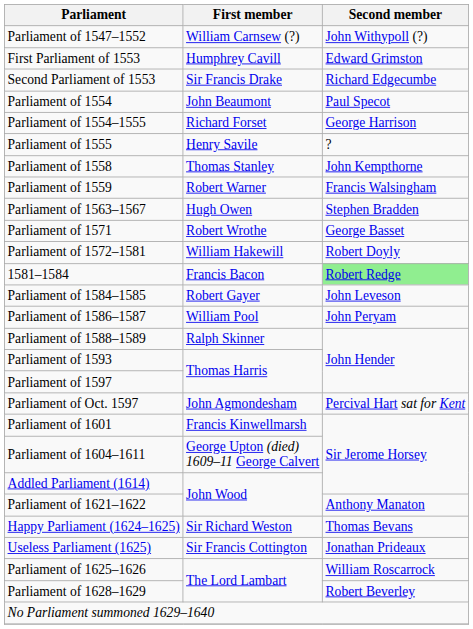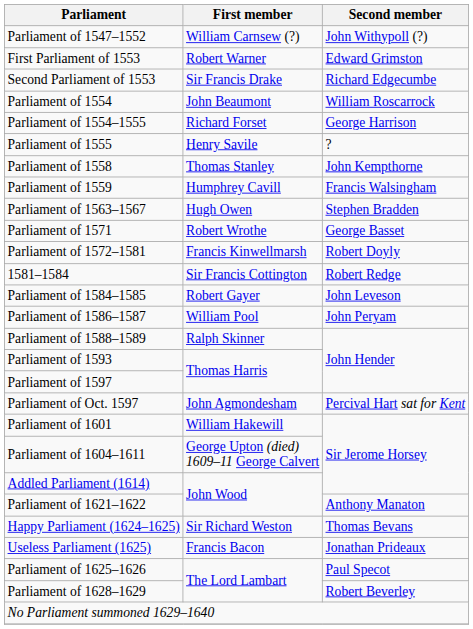(233, 58) Humphrey Cavill -> (226, 58) Robert Warner
(358, 101) Paul Specot -> (380, 101) William Roscarrock
(226, 187) Robert Warner -> (233, 187) Humphrey Cavill
(235, 252) William Hakewill -> (246, 252) Francis Kinwellmarsh
(225, 274) Francis Bacon -> (247, 274) Sir Francis Cottington
(363, 274) lightgreen background -> (363, 274) no background
(246, 425) Francis Kinwellmarsh -> (235, 425) William Hakewill
(247, 548) Sir Francis Cottington -> (225, 548) Francis Bacon
(380, 569) William Roscarrock -> (358, 569) Paul Specot
